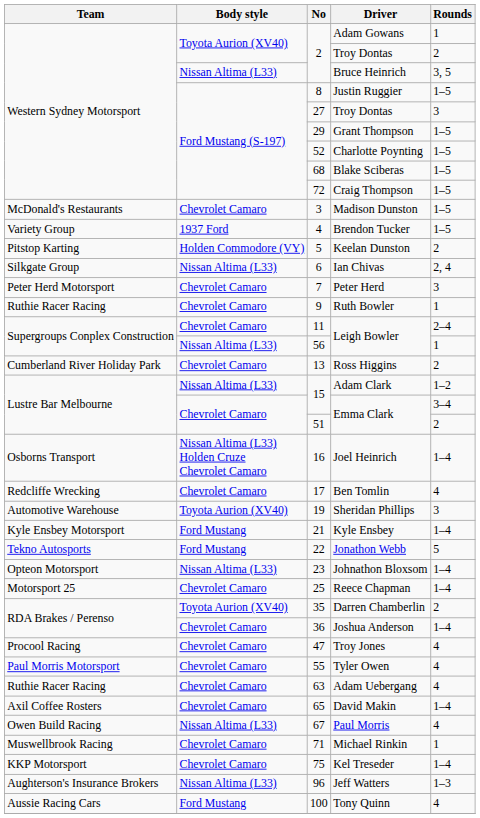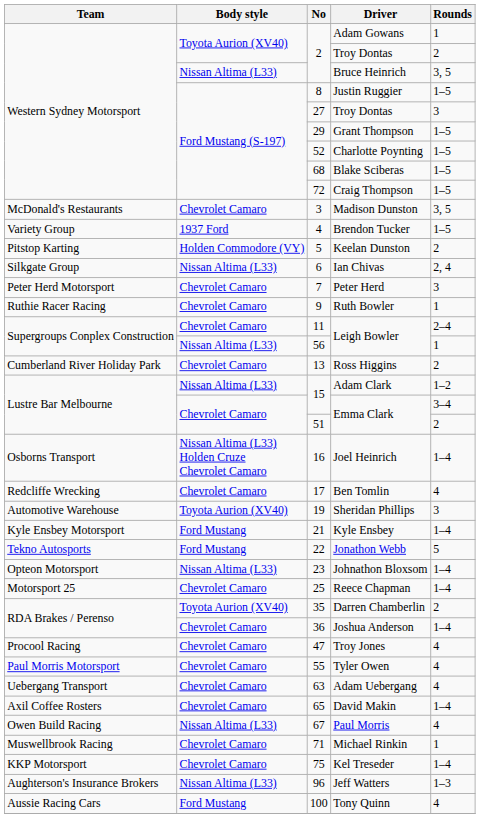(442, 209) 1–5 -> (442, 209) 3, 5
(56, 685) Ruthie Racer Racing -> (57, 685) Uebergang Transport
